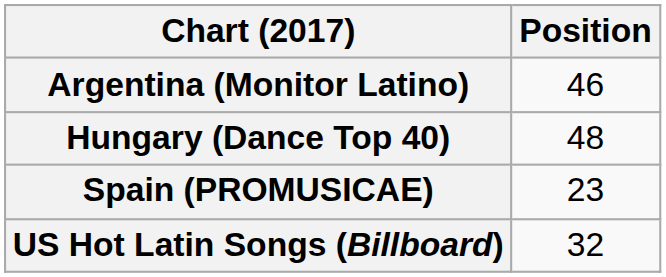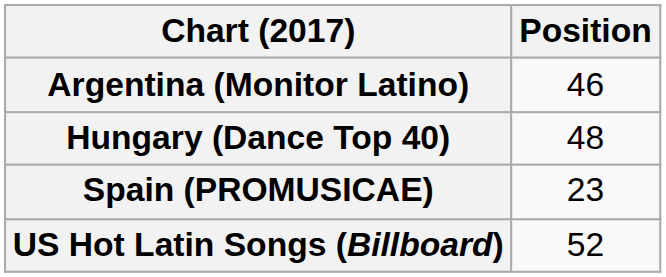(585, 244) 32 -> (585, 244) 52
